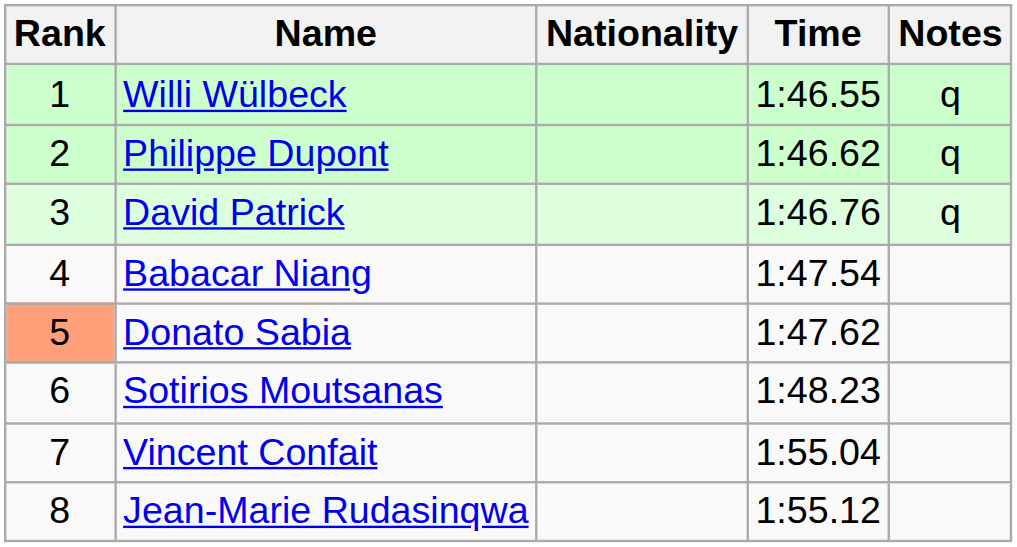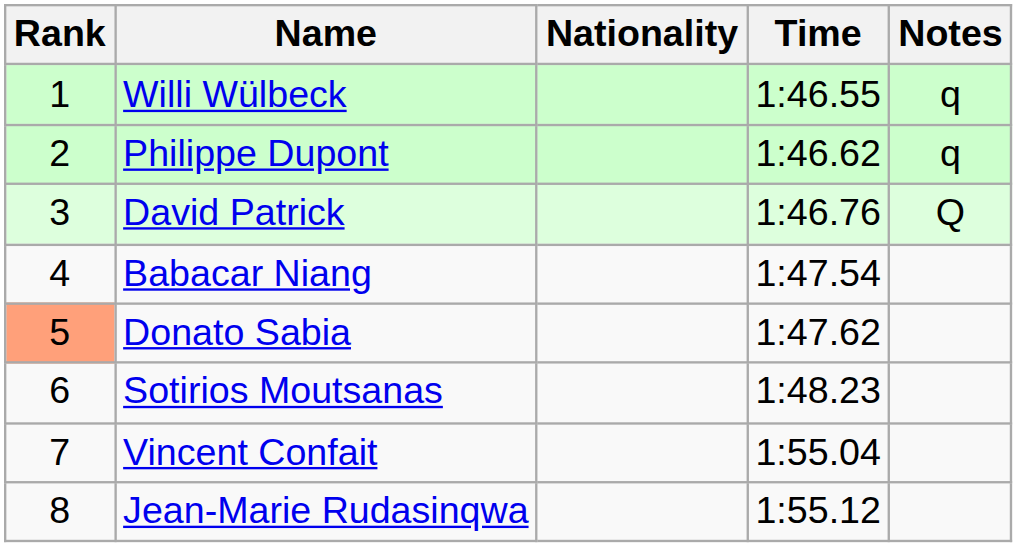(950, 213) q -> (950, 213) Q
